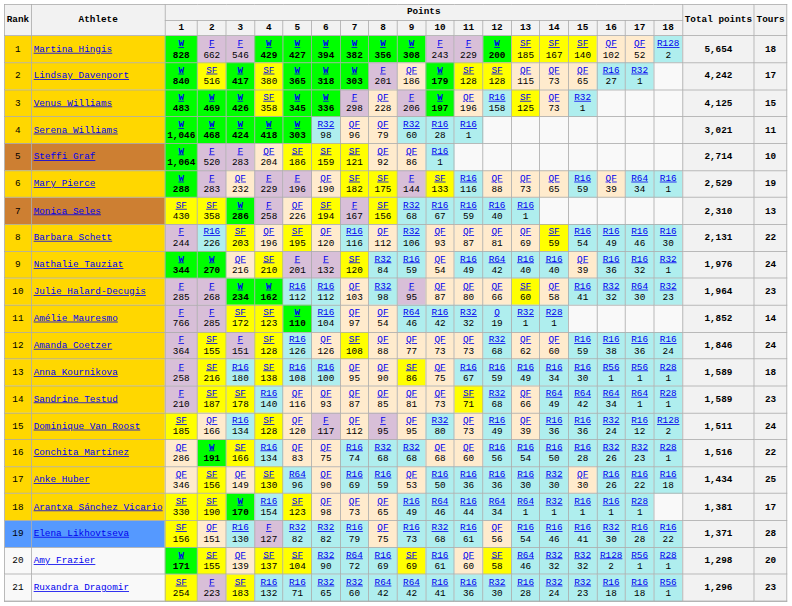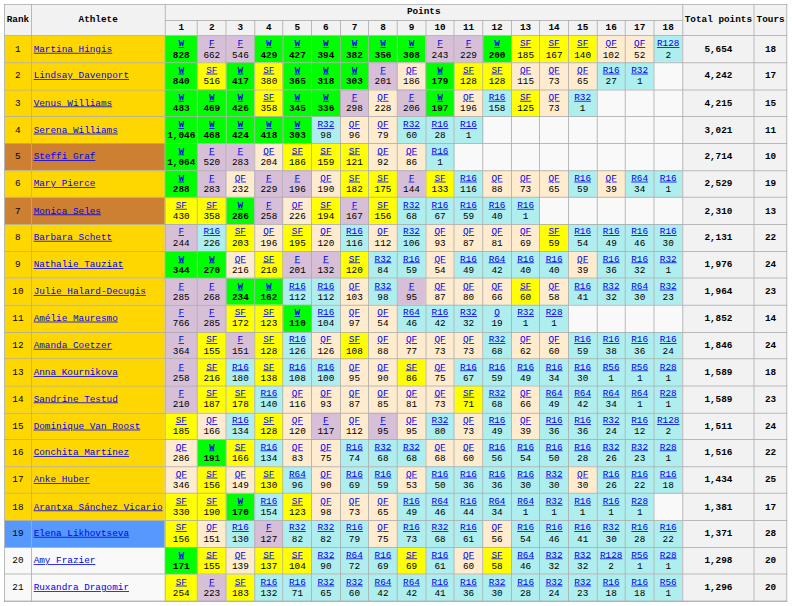(718, 103) 4,125 -> (718, 103) 4,215
(771, 588) 23 -> (771, 588) 20
